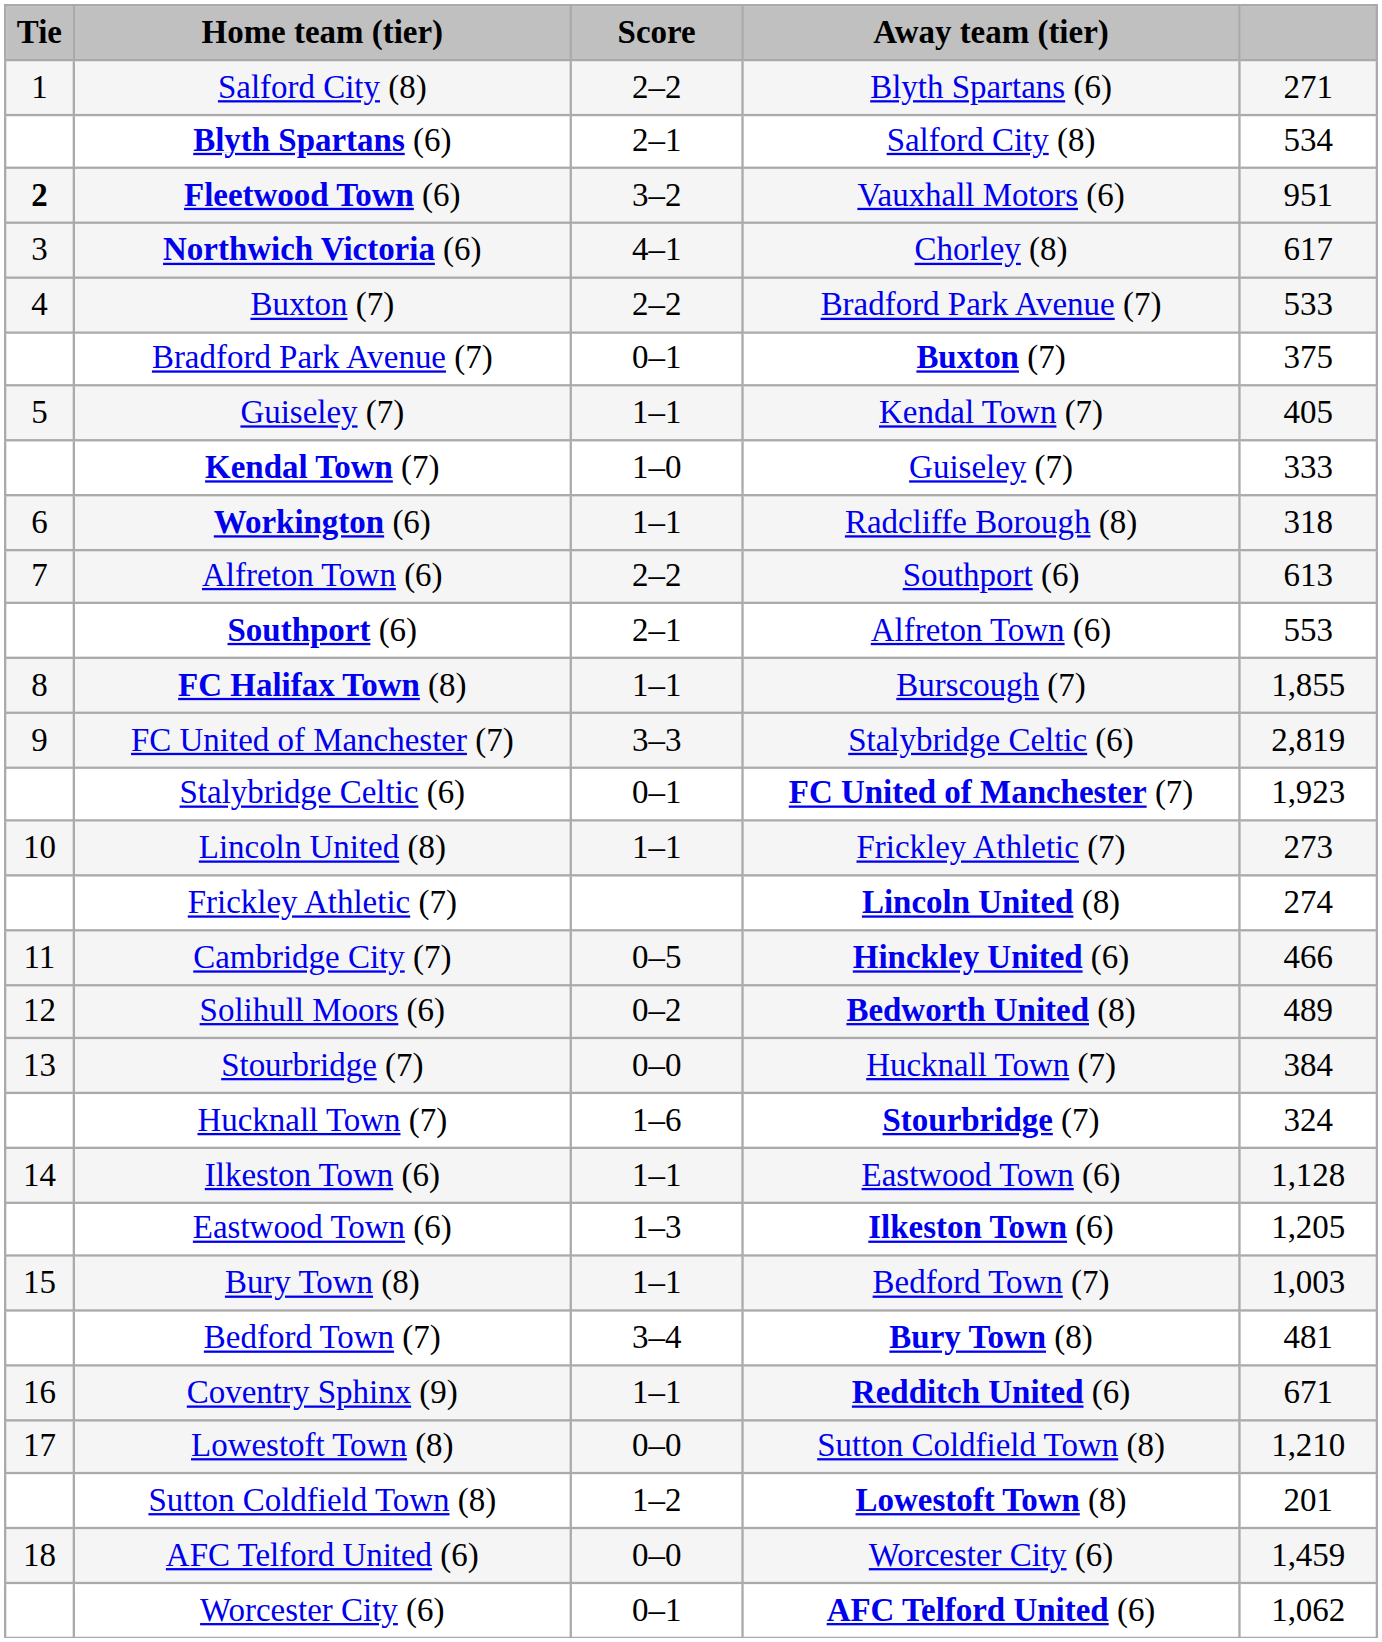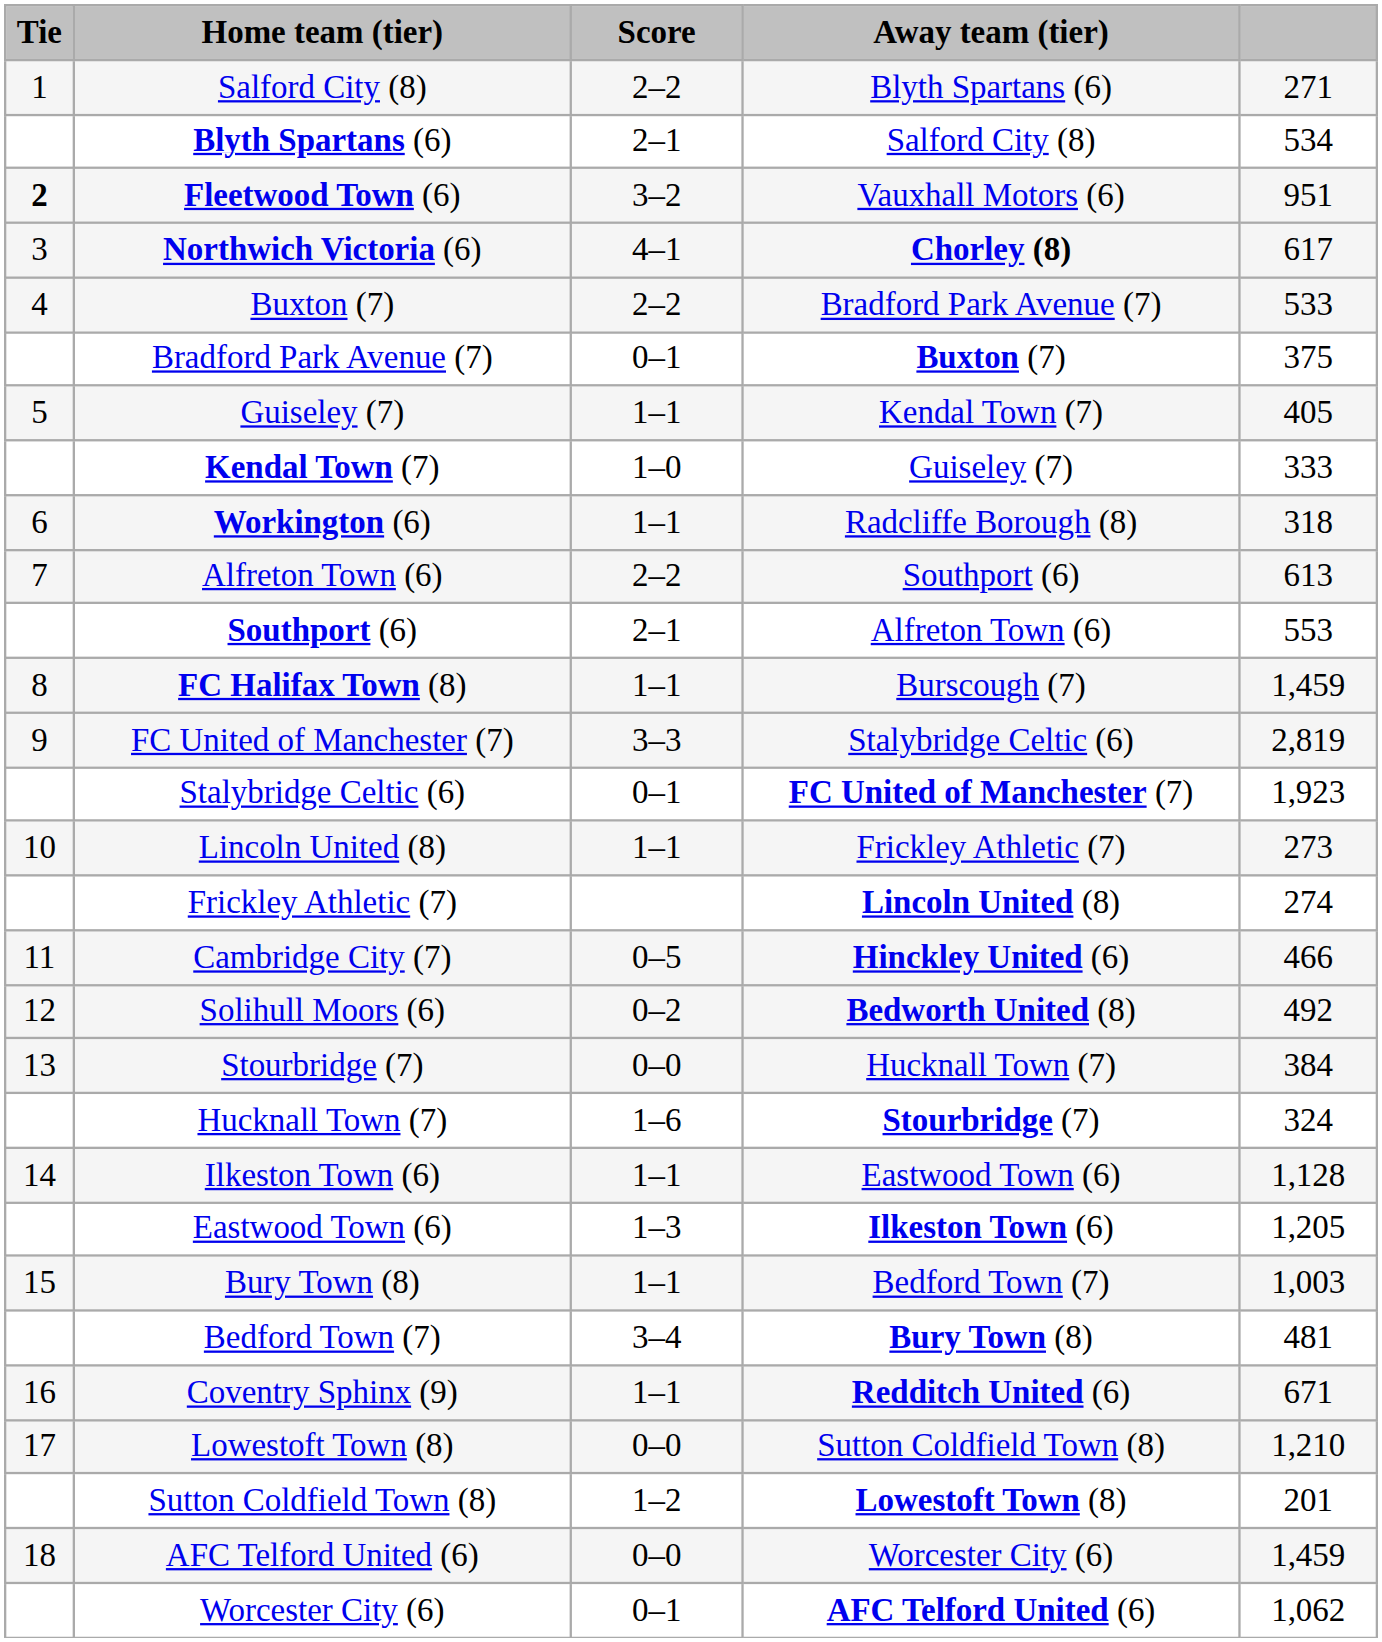(991, 249) normal -> (991, 249) bold
(1308, 684) 1,855 -> (1308, 684) 1,459
(1308, 1011) 489 -> (1308, 1011) 492
